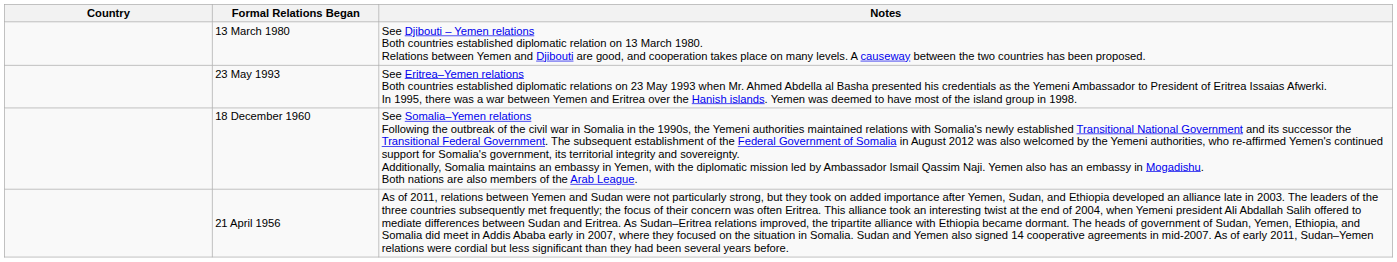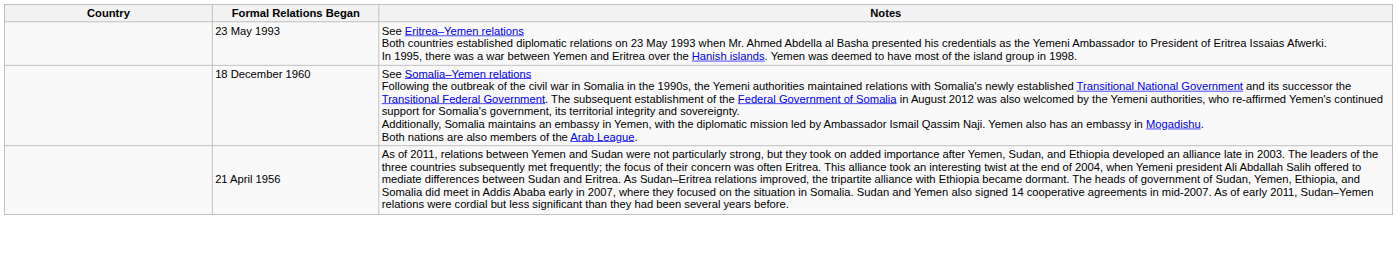- row: (252, 31)
